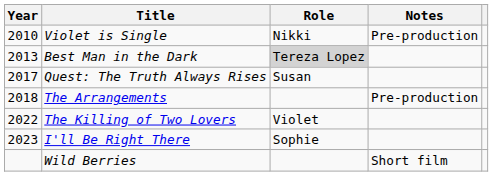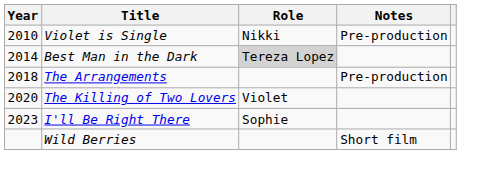(23, 56) 2013 -> (23, 56) 2014
- row: (155, 77)
(23, 119) 2022 -> (23, 98) 2020
